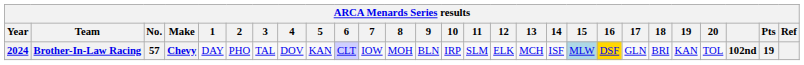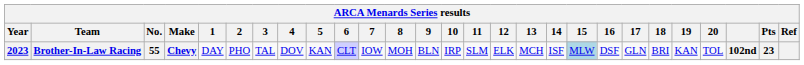(18, 50) 2024 -> (18, 50) 2023
(154, 50) 57 -> (154, 50) 55
(609, 50) gold background -> (609, 50) no background
(769, 50) 19 -> (769, 50) 23
